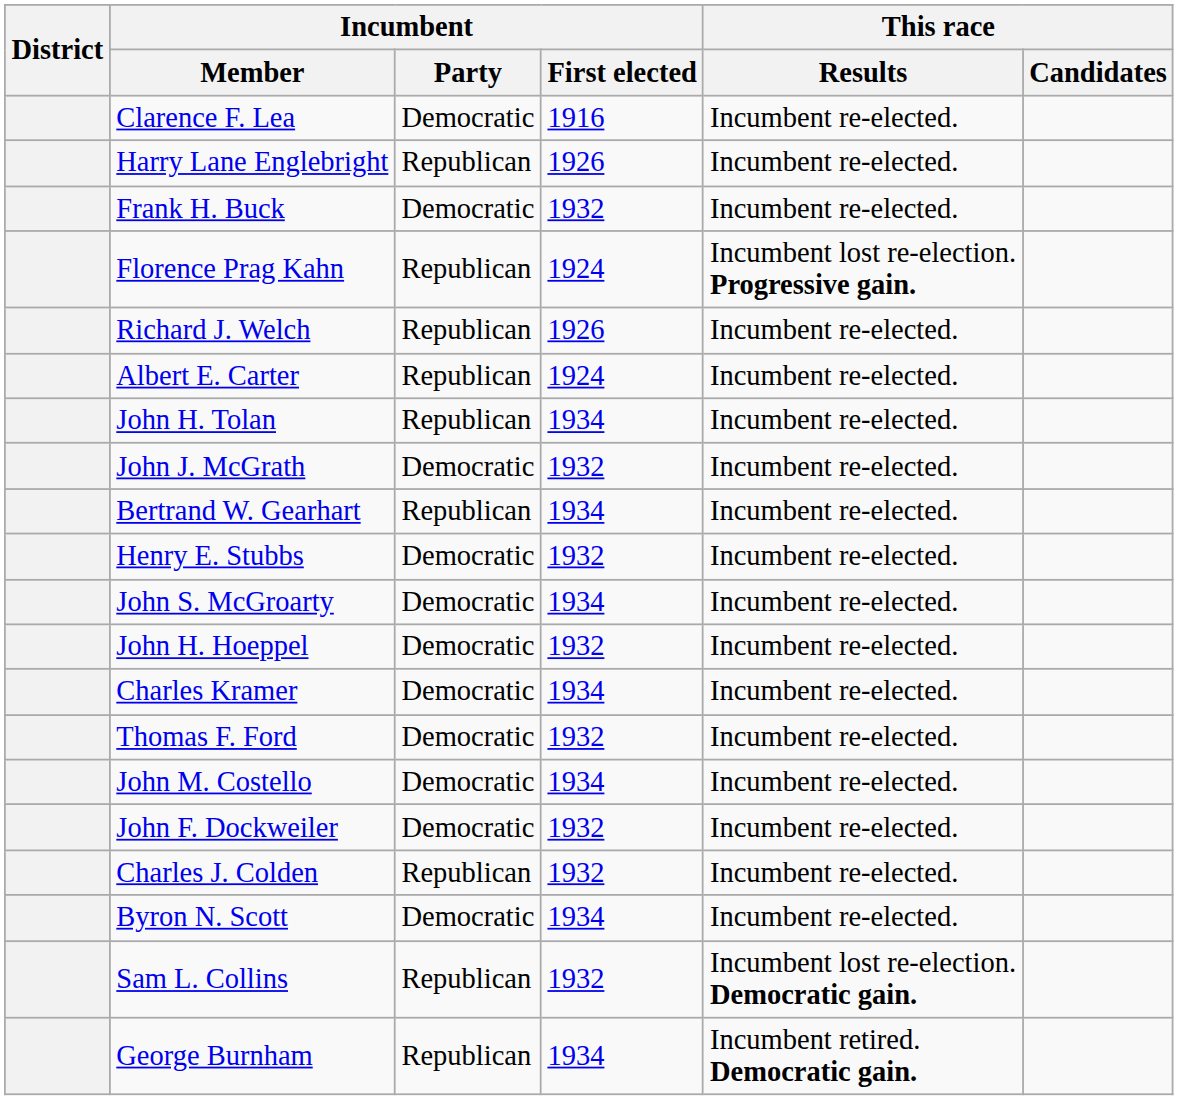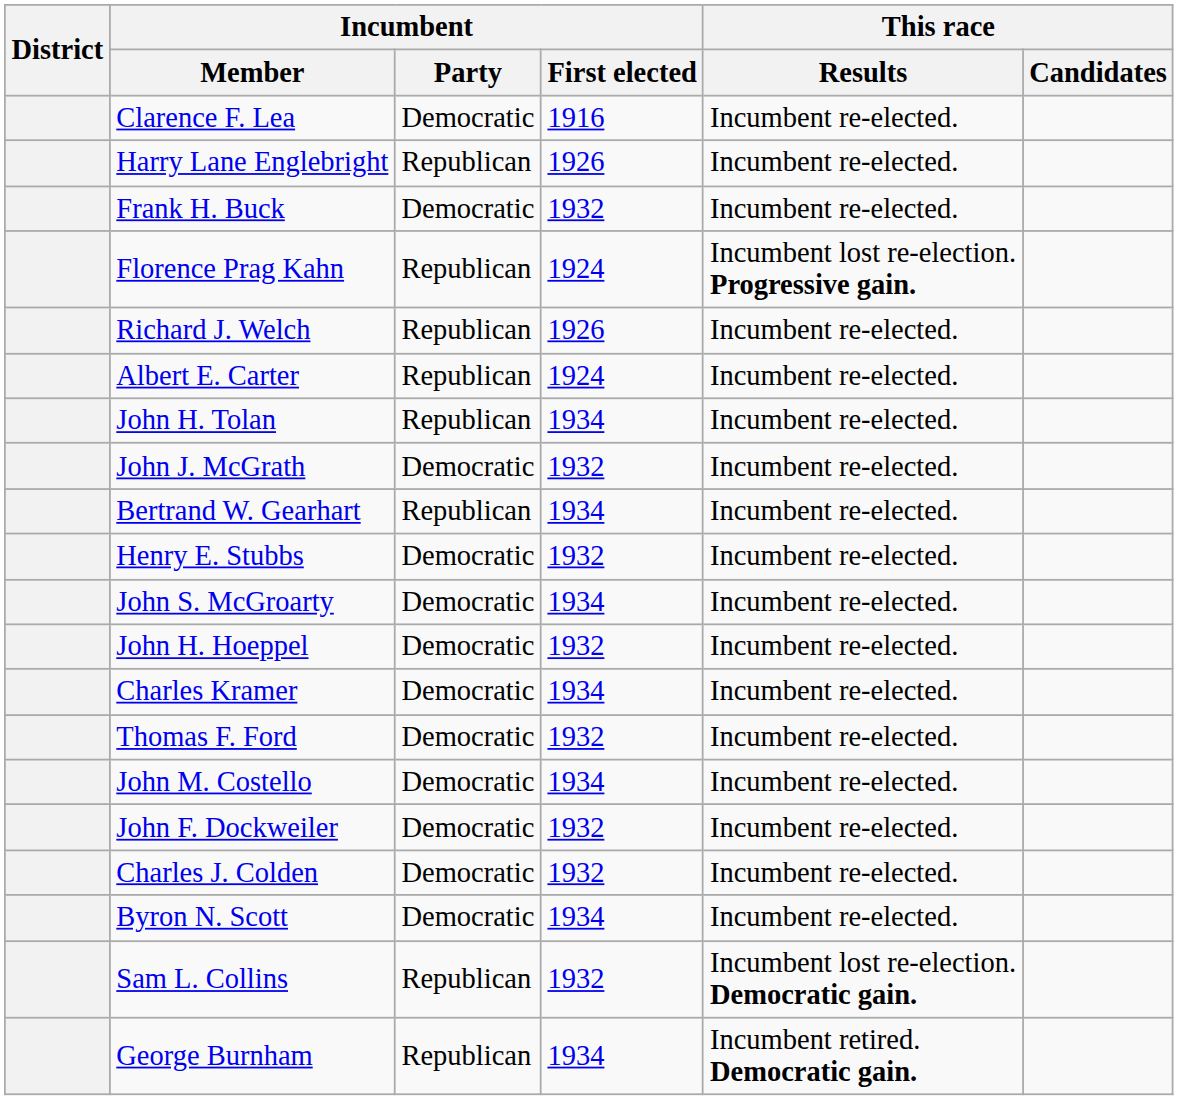(466, 872) Republican -> (468, 872) Democratic
